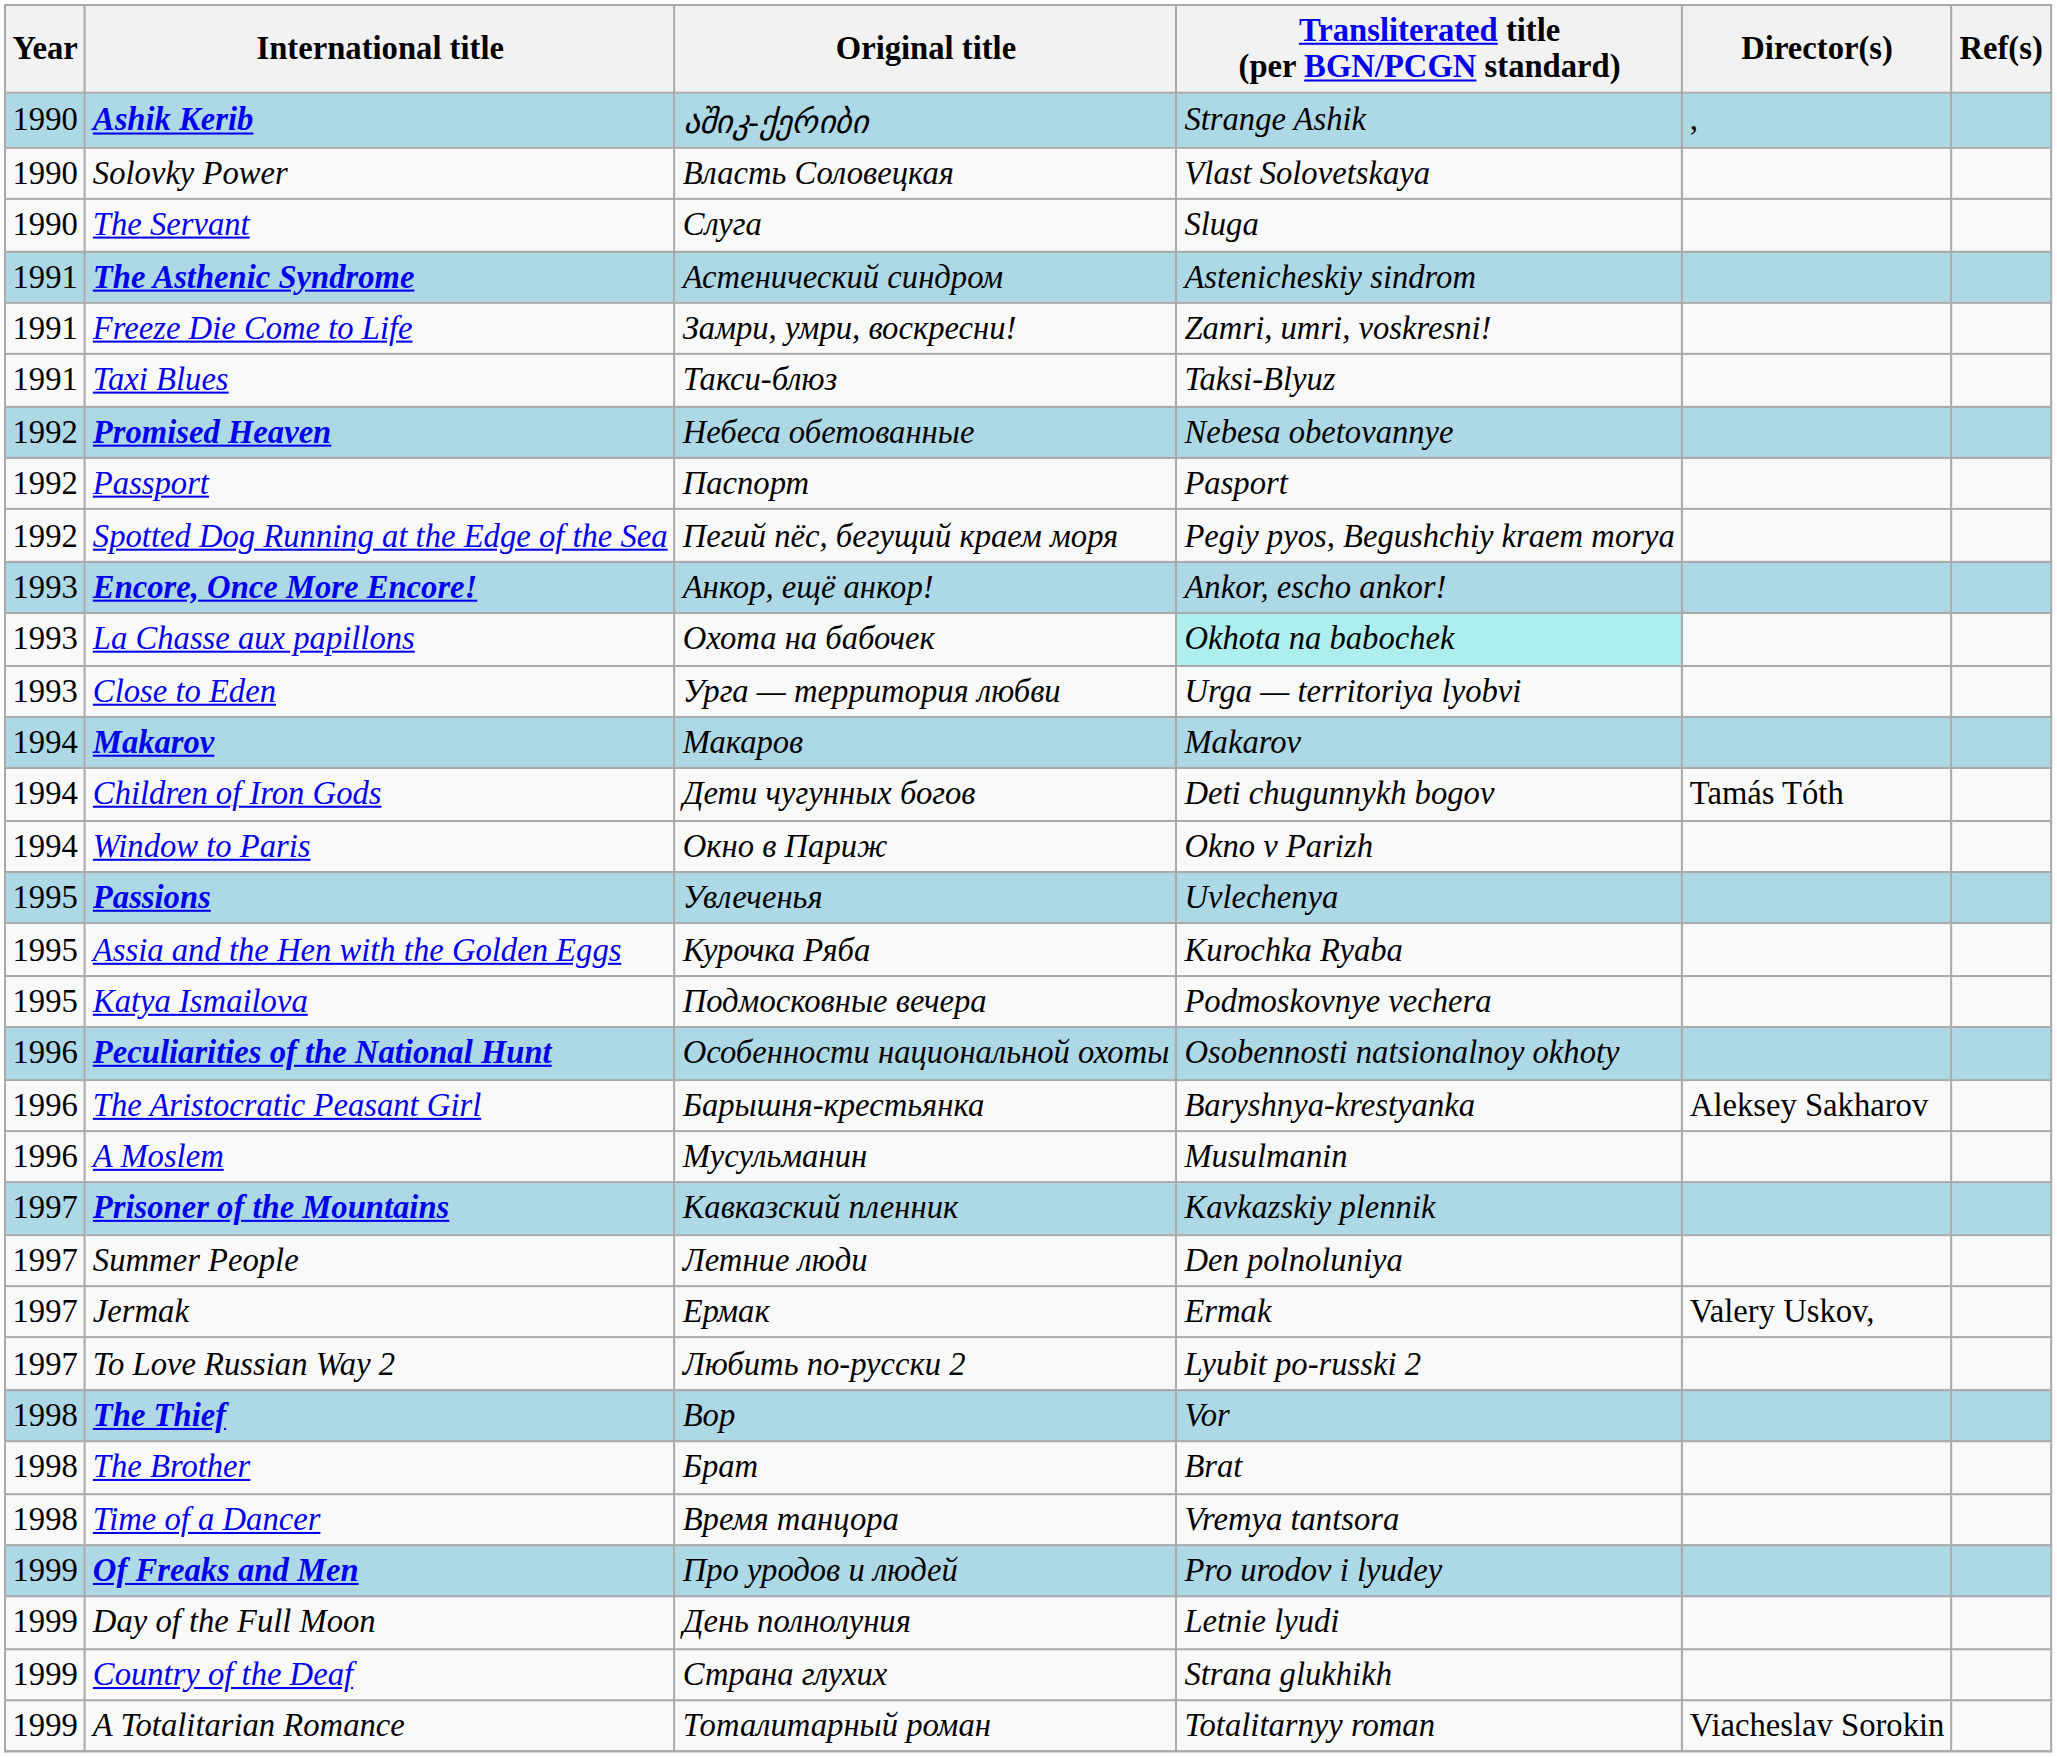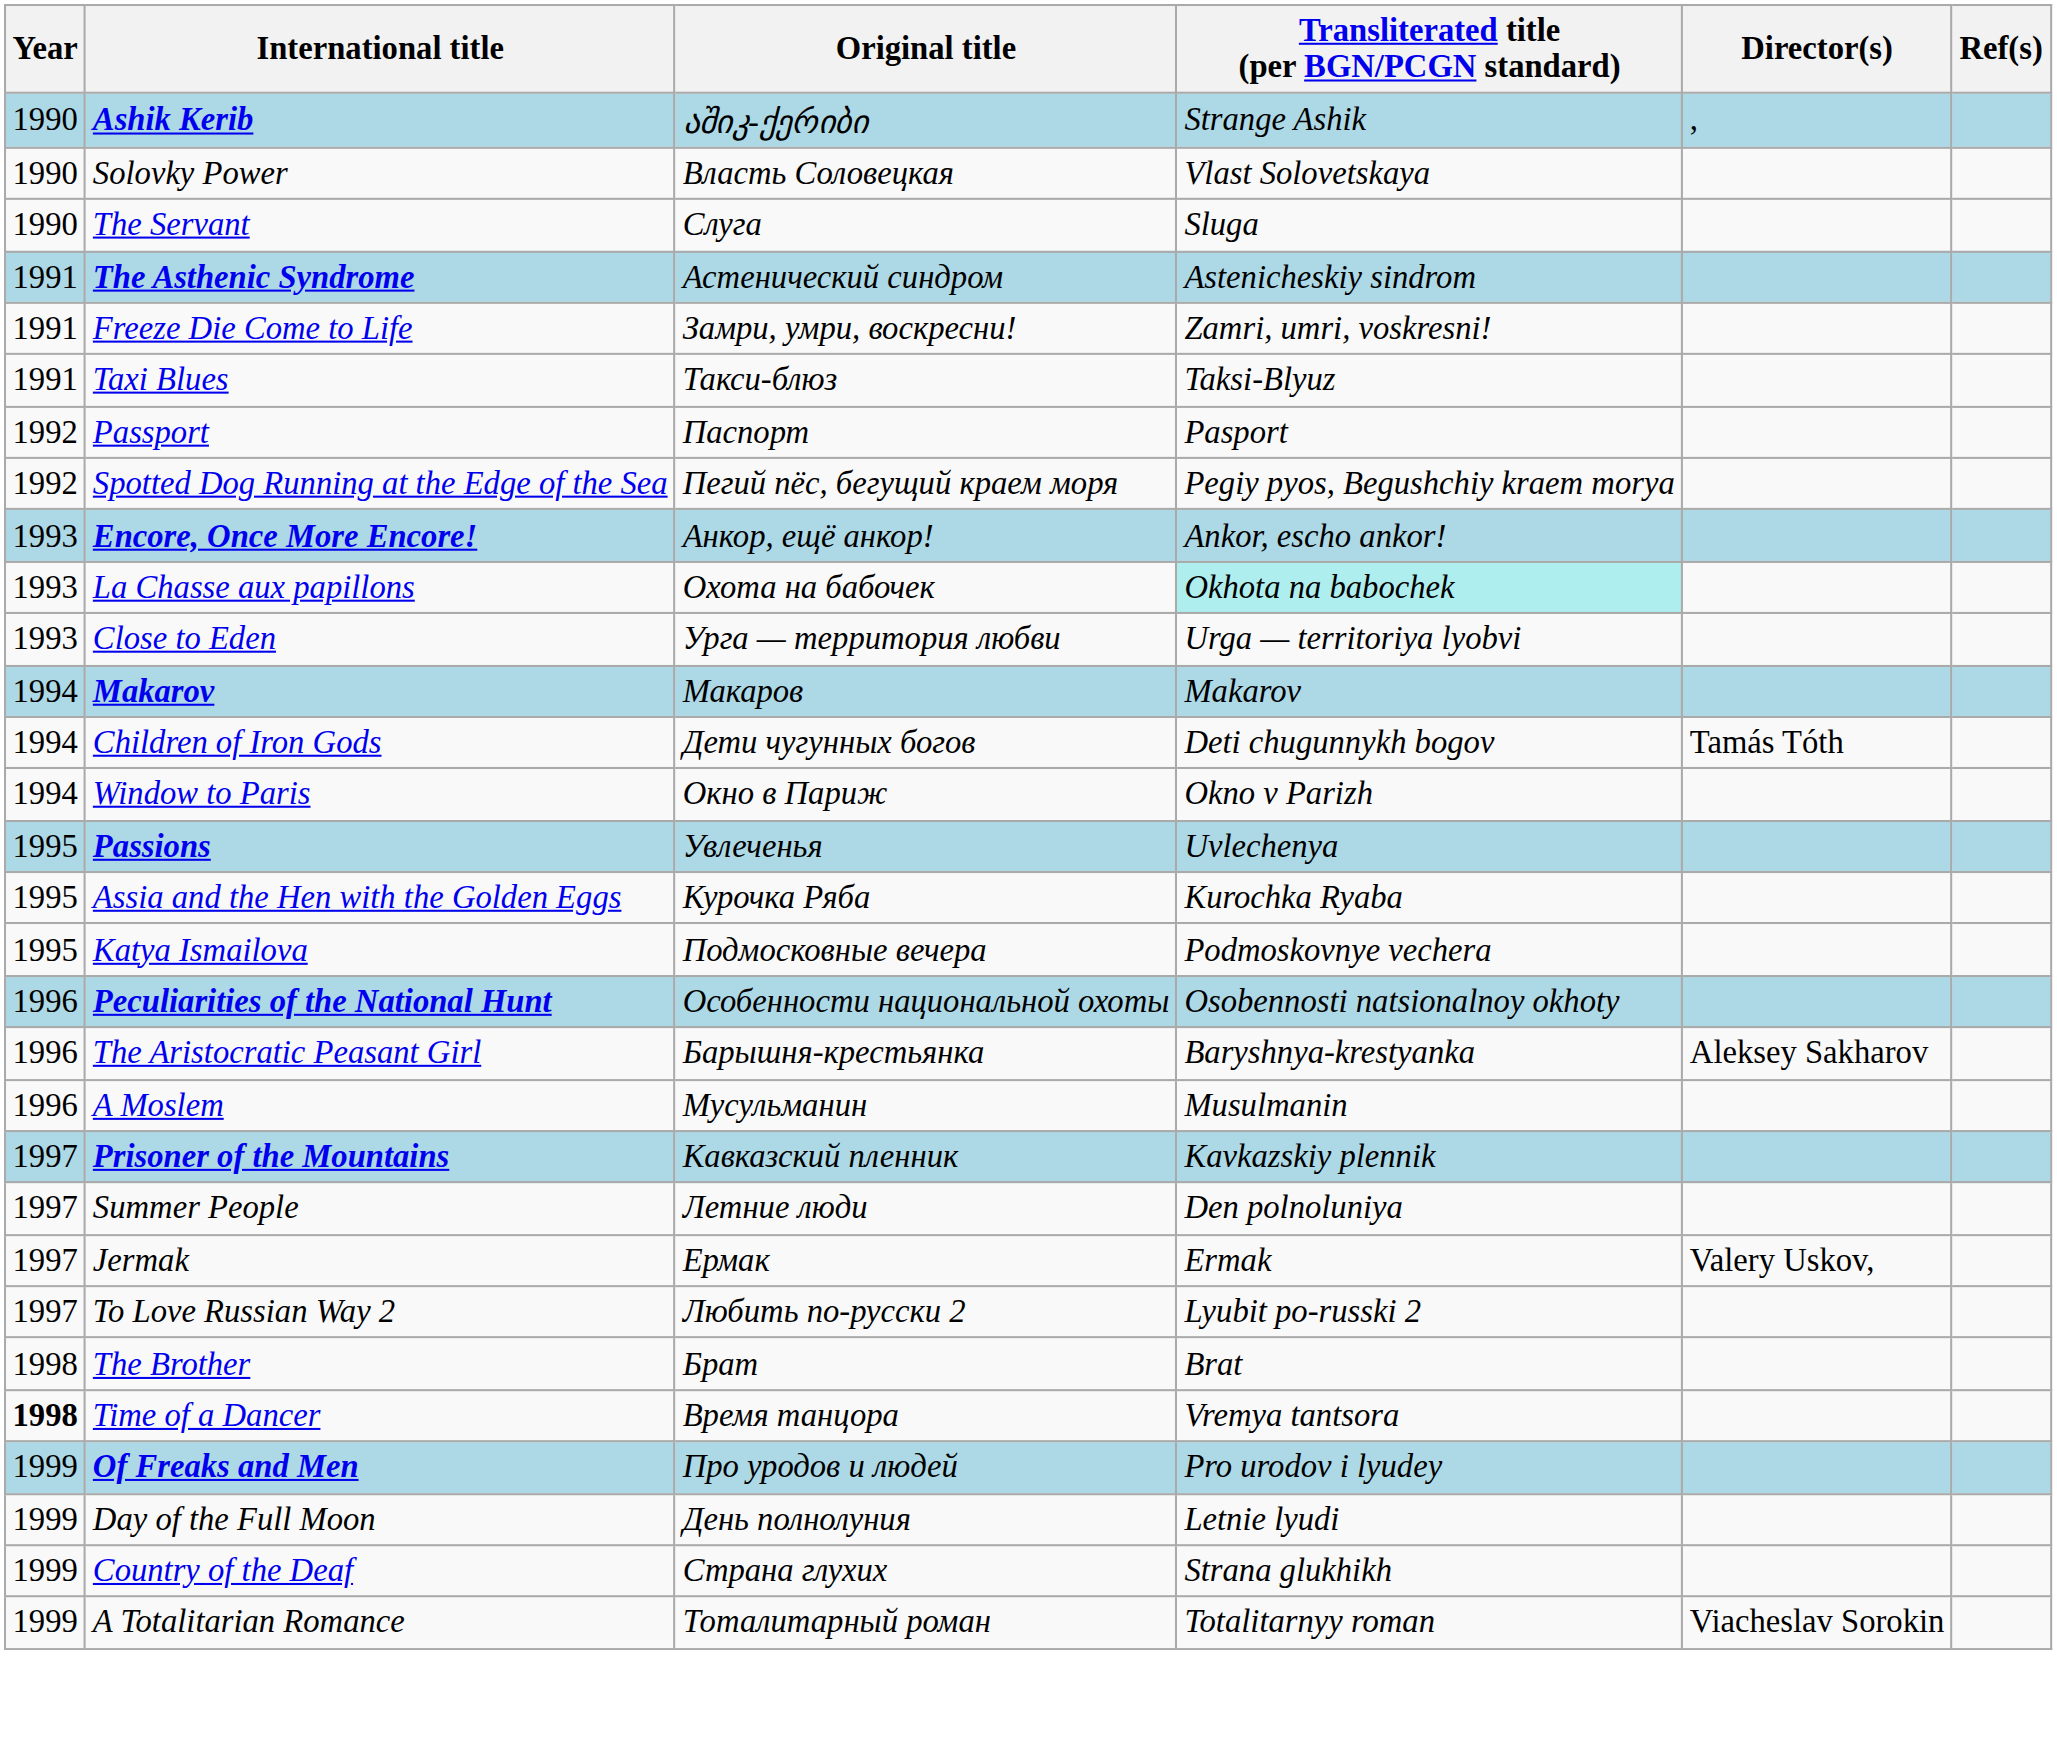- row: (212, 431)
- row: (160, 1415)
(45, 1518) normal -> (45, 1415) bold
